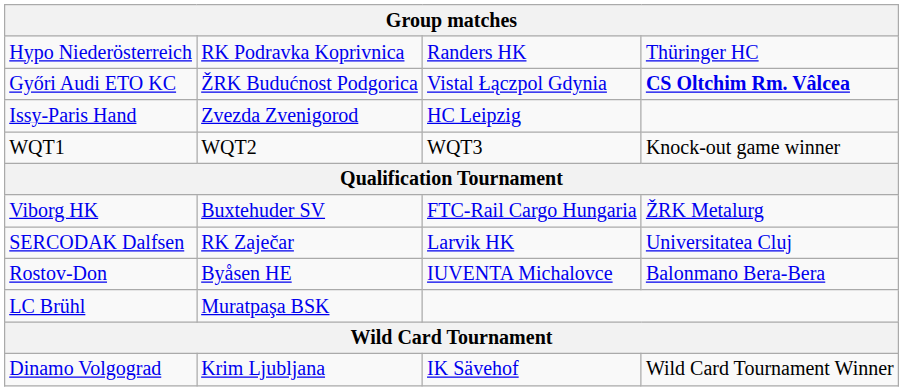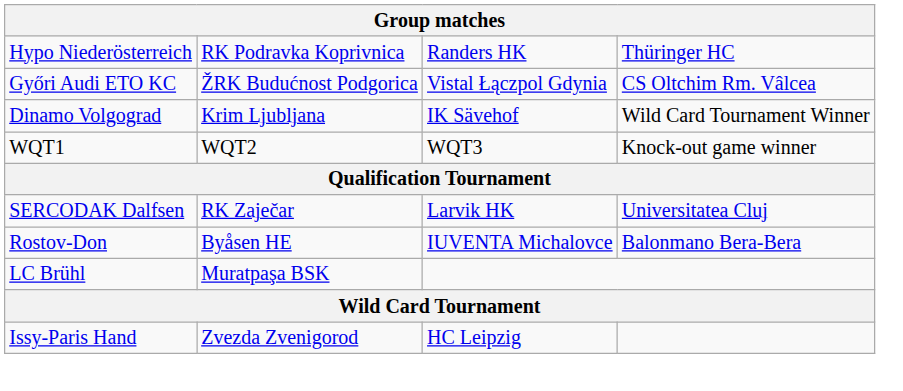(748, 83) bold -> (719, 83) normal
rows swapped: (85, 369) <-> (73, 115)
- row: (54, 210)
